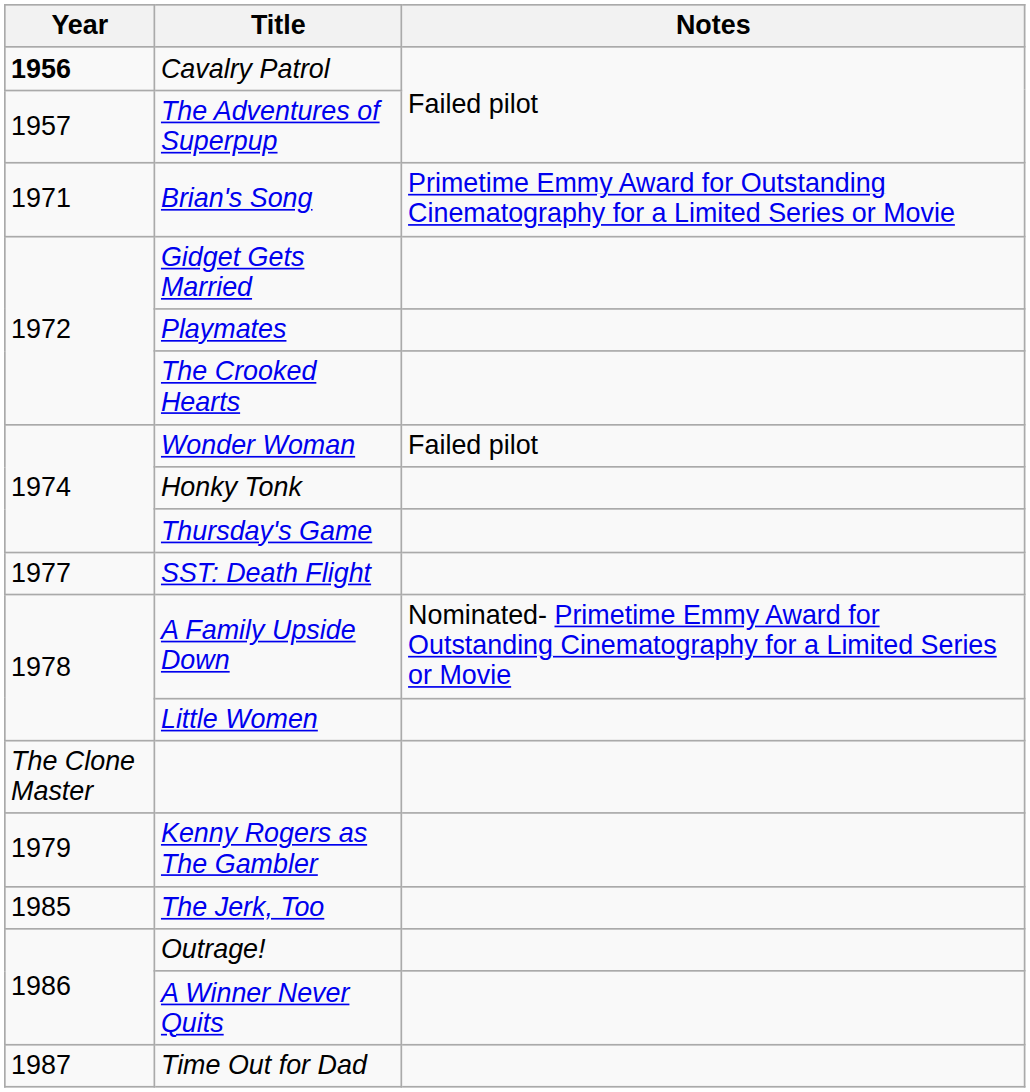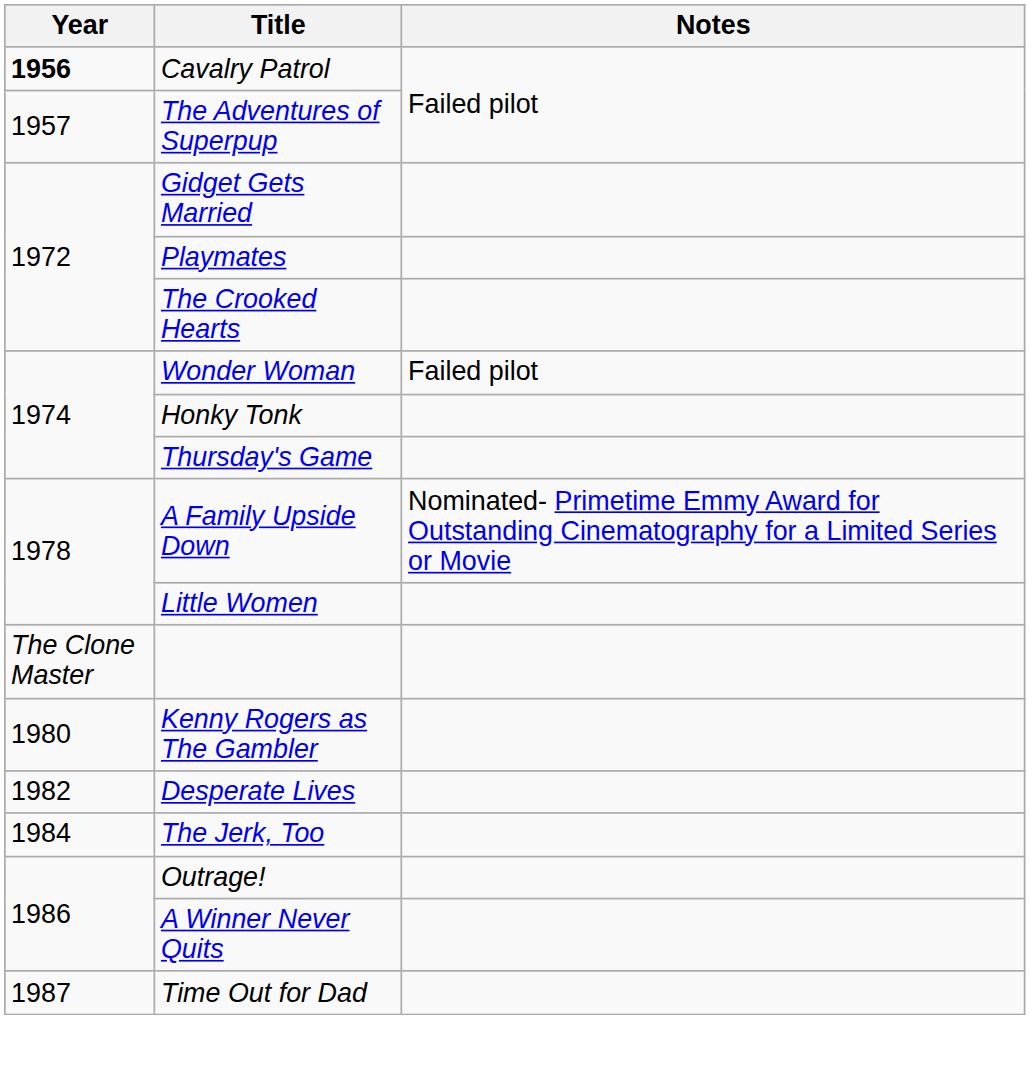- row: (237, 199)
- row: (266, 573)
(41, 849) 1979 -> (41, 733) 1980
+ row: (258, 791)
(41, 907) 1985 -> (41, 834) 1984
